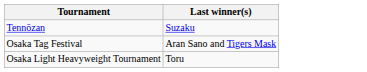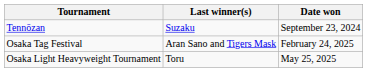+ column: (321, 12)
